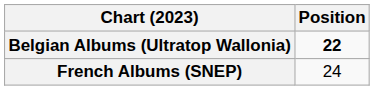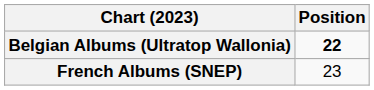(332, 71) 24 -> (332, 71) 23
